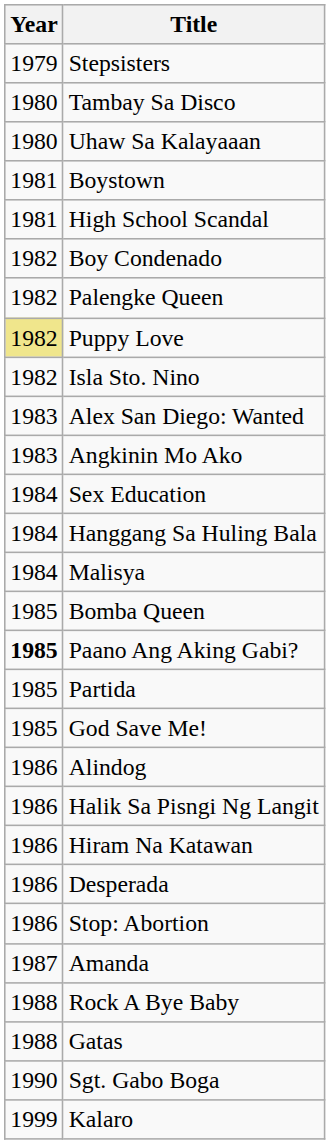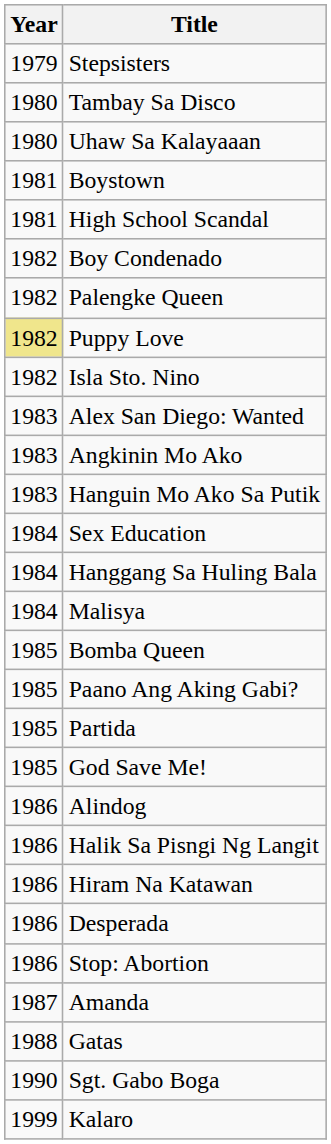+ row: (194, 493)
(34, 649) bold -> (34, 688) normal
- row: (154, 1001)
